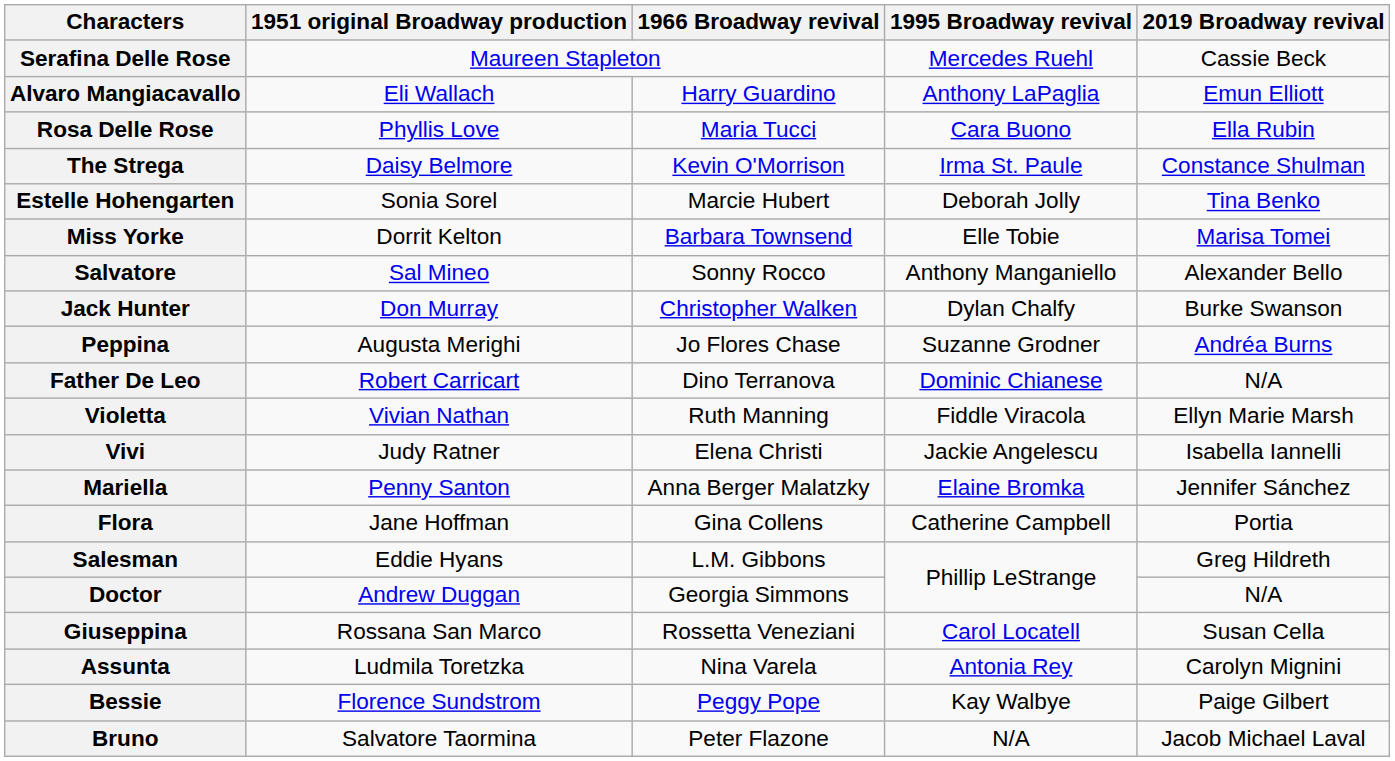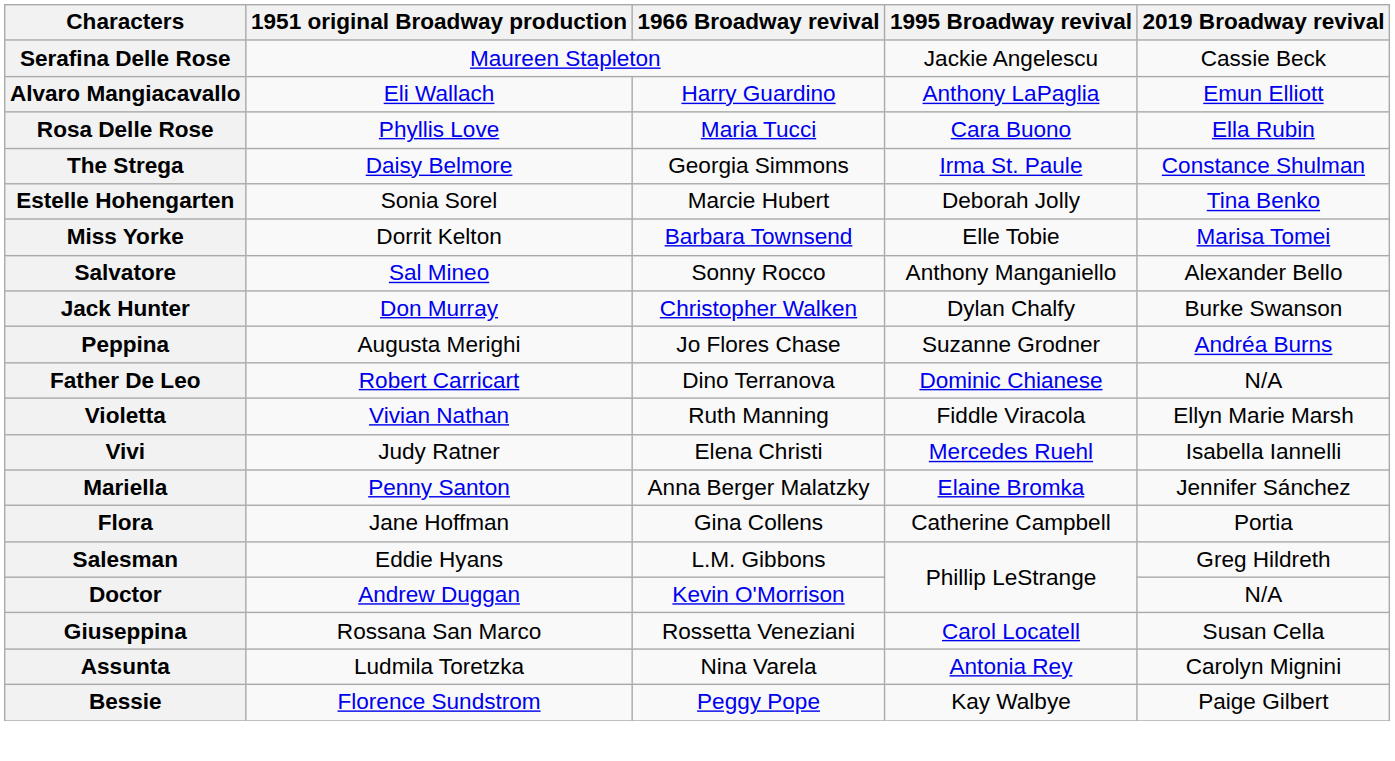(1011, 58) Mercedes Ruehl -> (1011, 58) Jackie Angelescu
(759, 165) Kevin O'Morrison -> (759, 165) Georgia Simmons
(1011, 451) Jackie Angelescu -> (1011, 451) Mercedes Ruehl
(759, 594) Georgia Simmons -> (759, 594) Kevin O'Morrison
- row: (125, 737)
